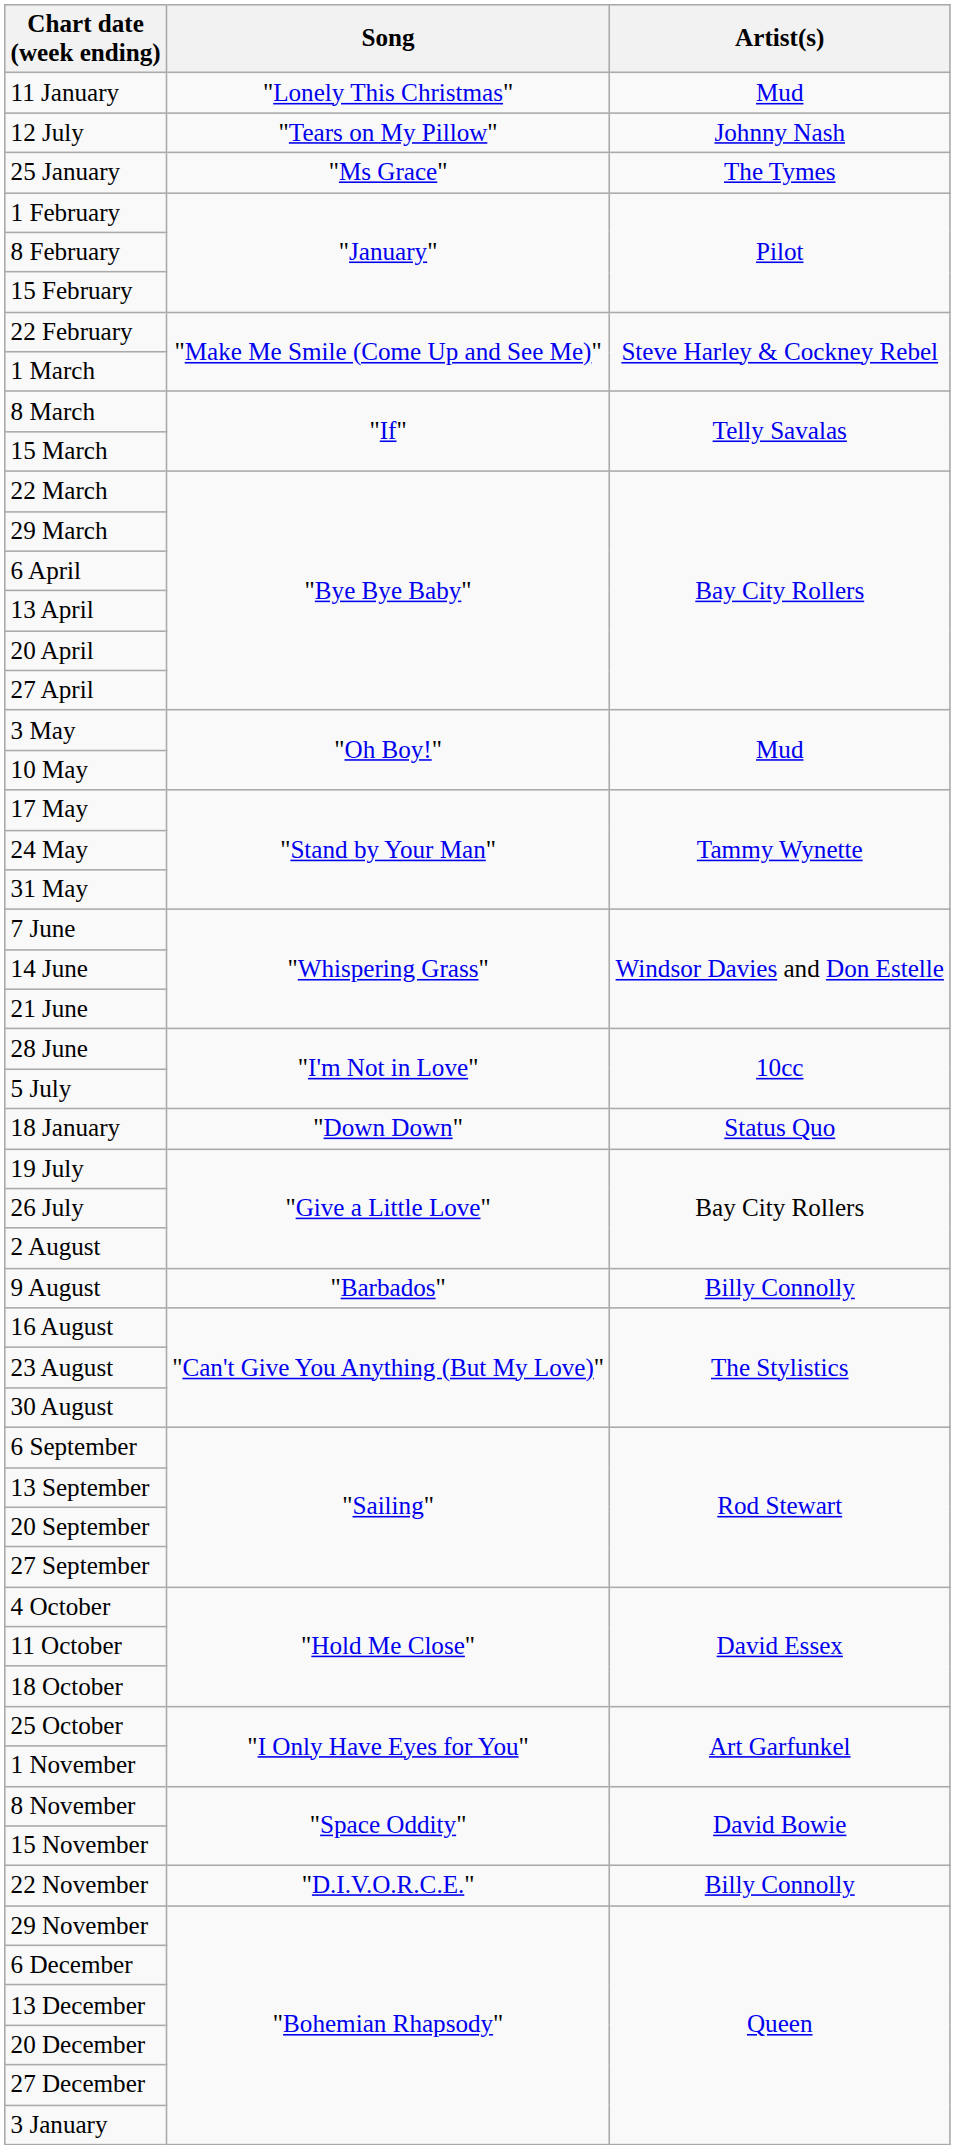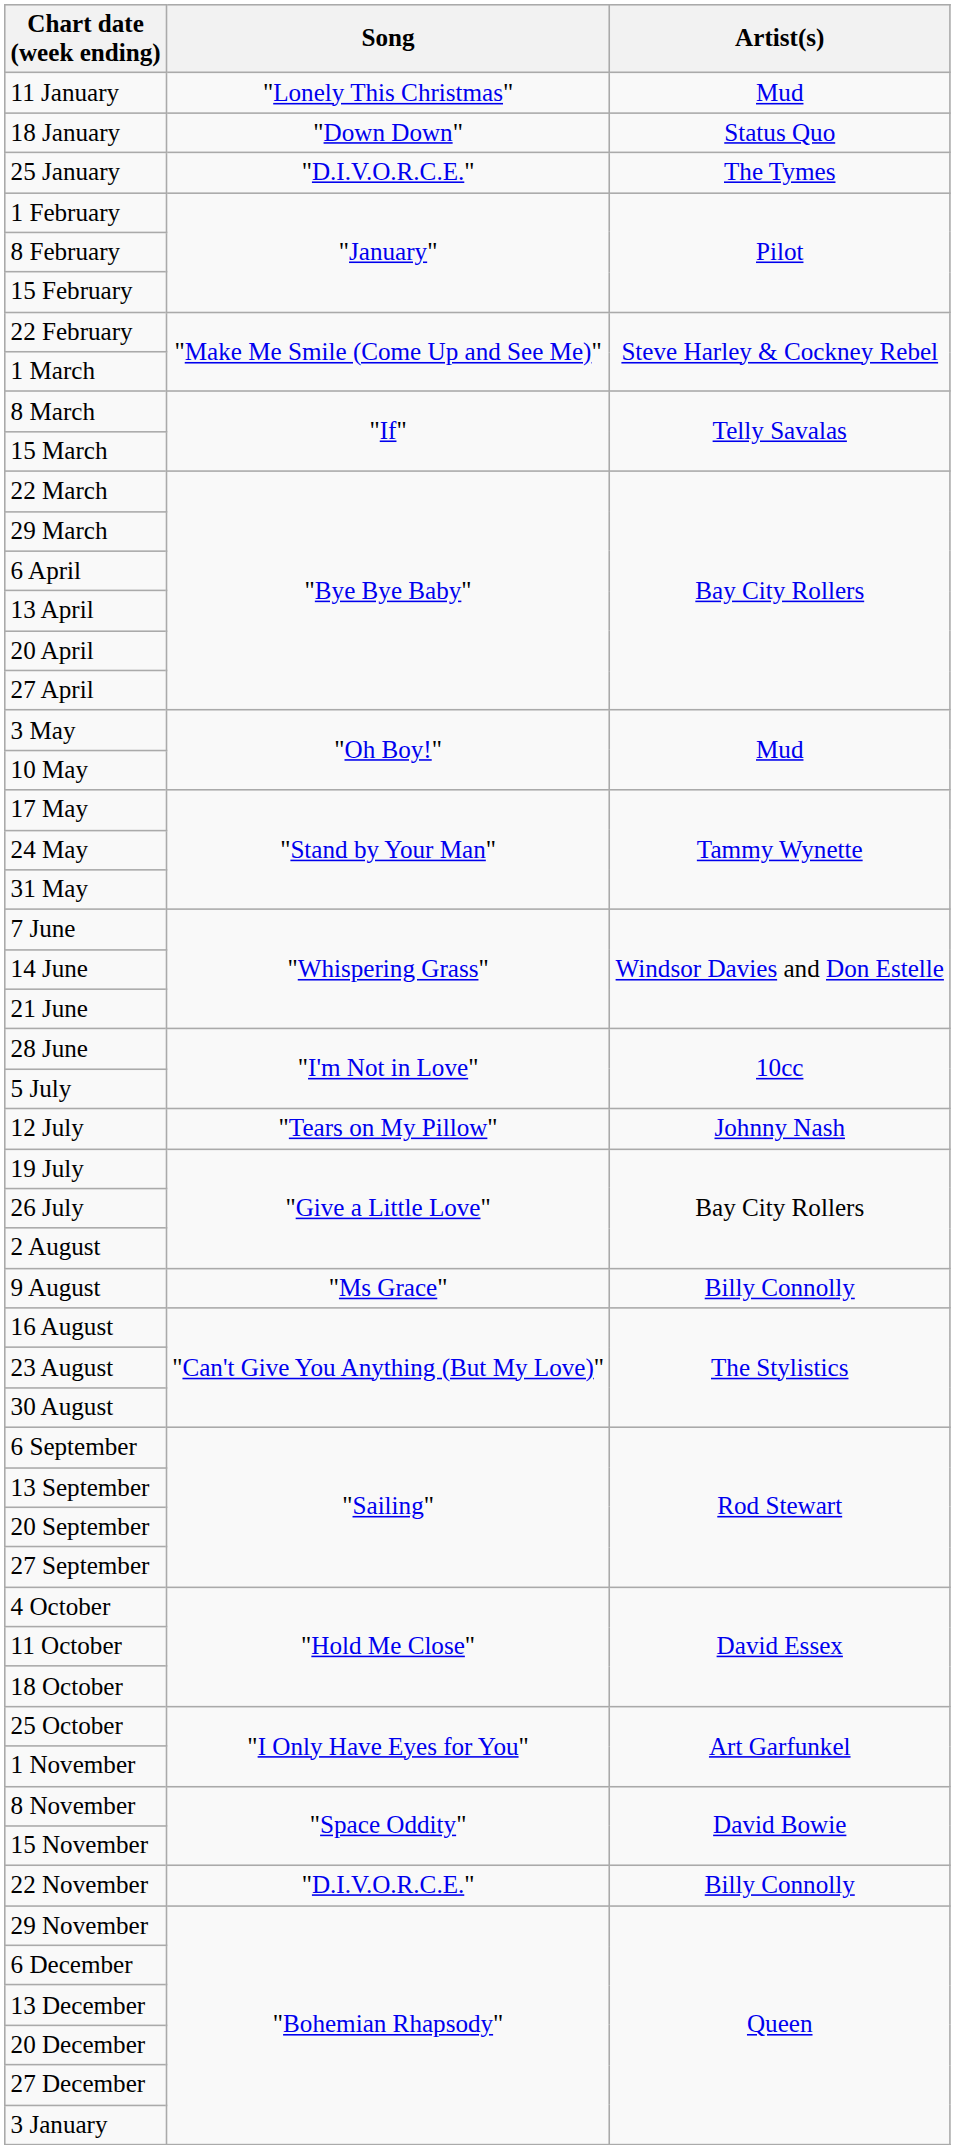rows swapped: (65, 1128) <-> (47, 132)
(388, 172) "Ms Grace" -> (388, 172) "D.I.V.O.R.C.E."
(388, 1287) "Barbados" -> (388, 1287) "Ms Grace"
